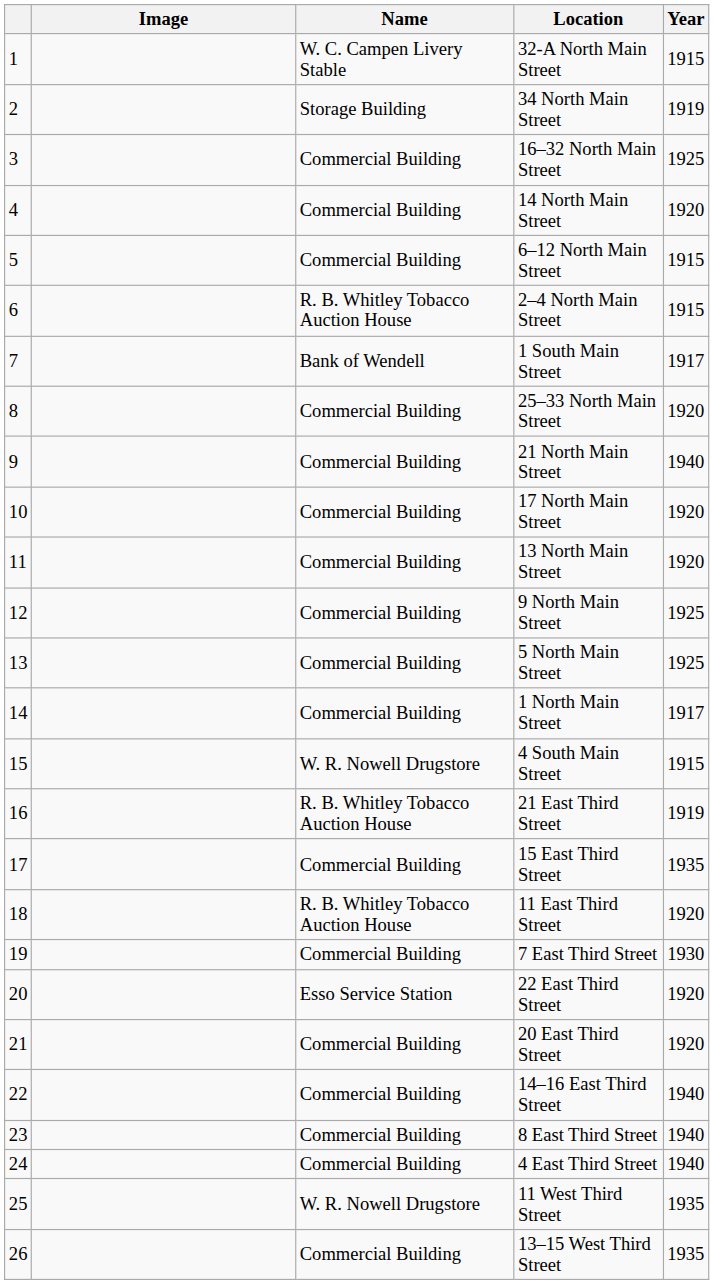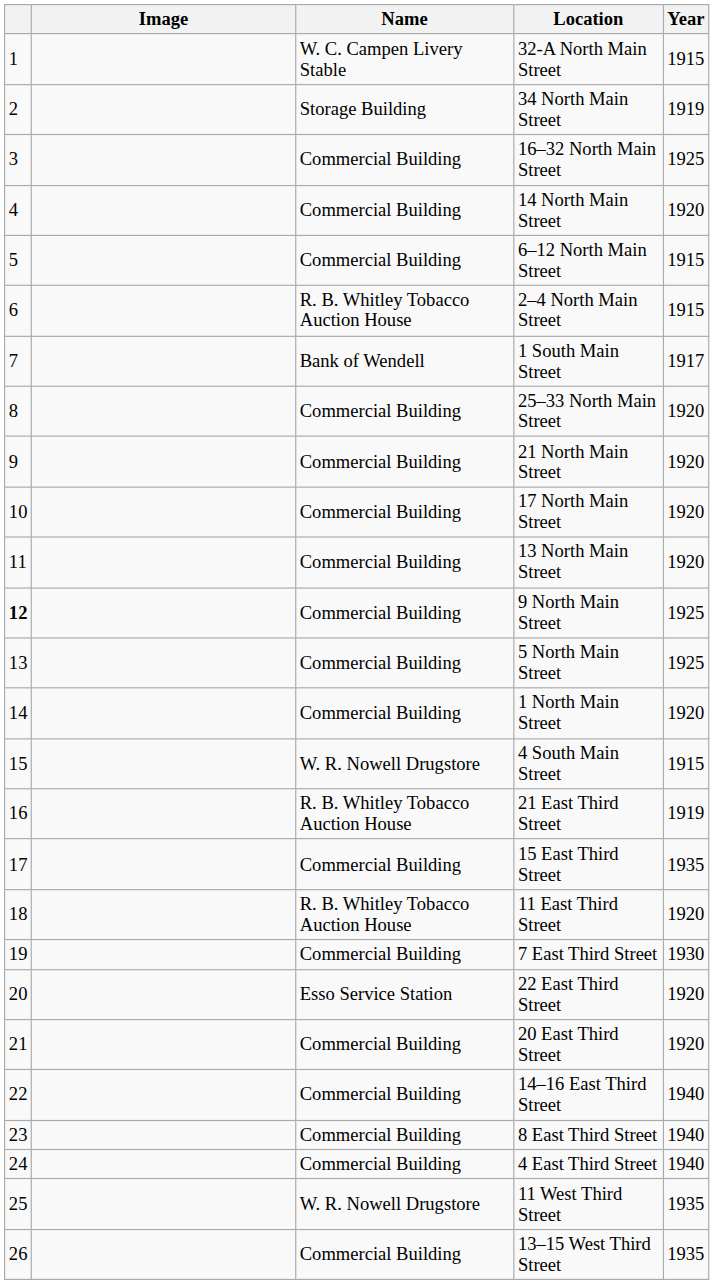(686, 461) 1940 -> (686, 461) 1920
(18, 612) normal -> (18, 612) bold
(686, 713) 1917 -> (686, 713) 1920
